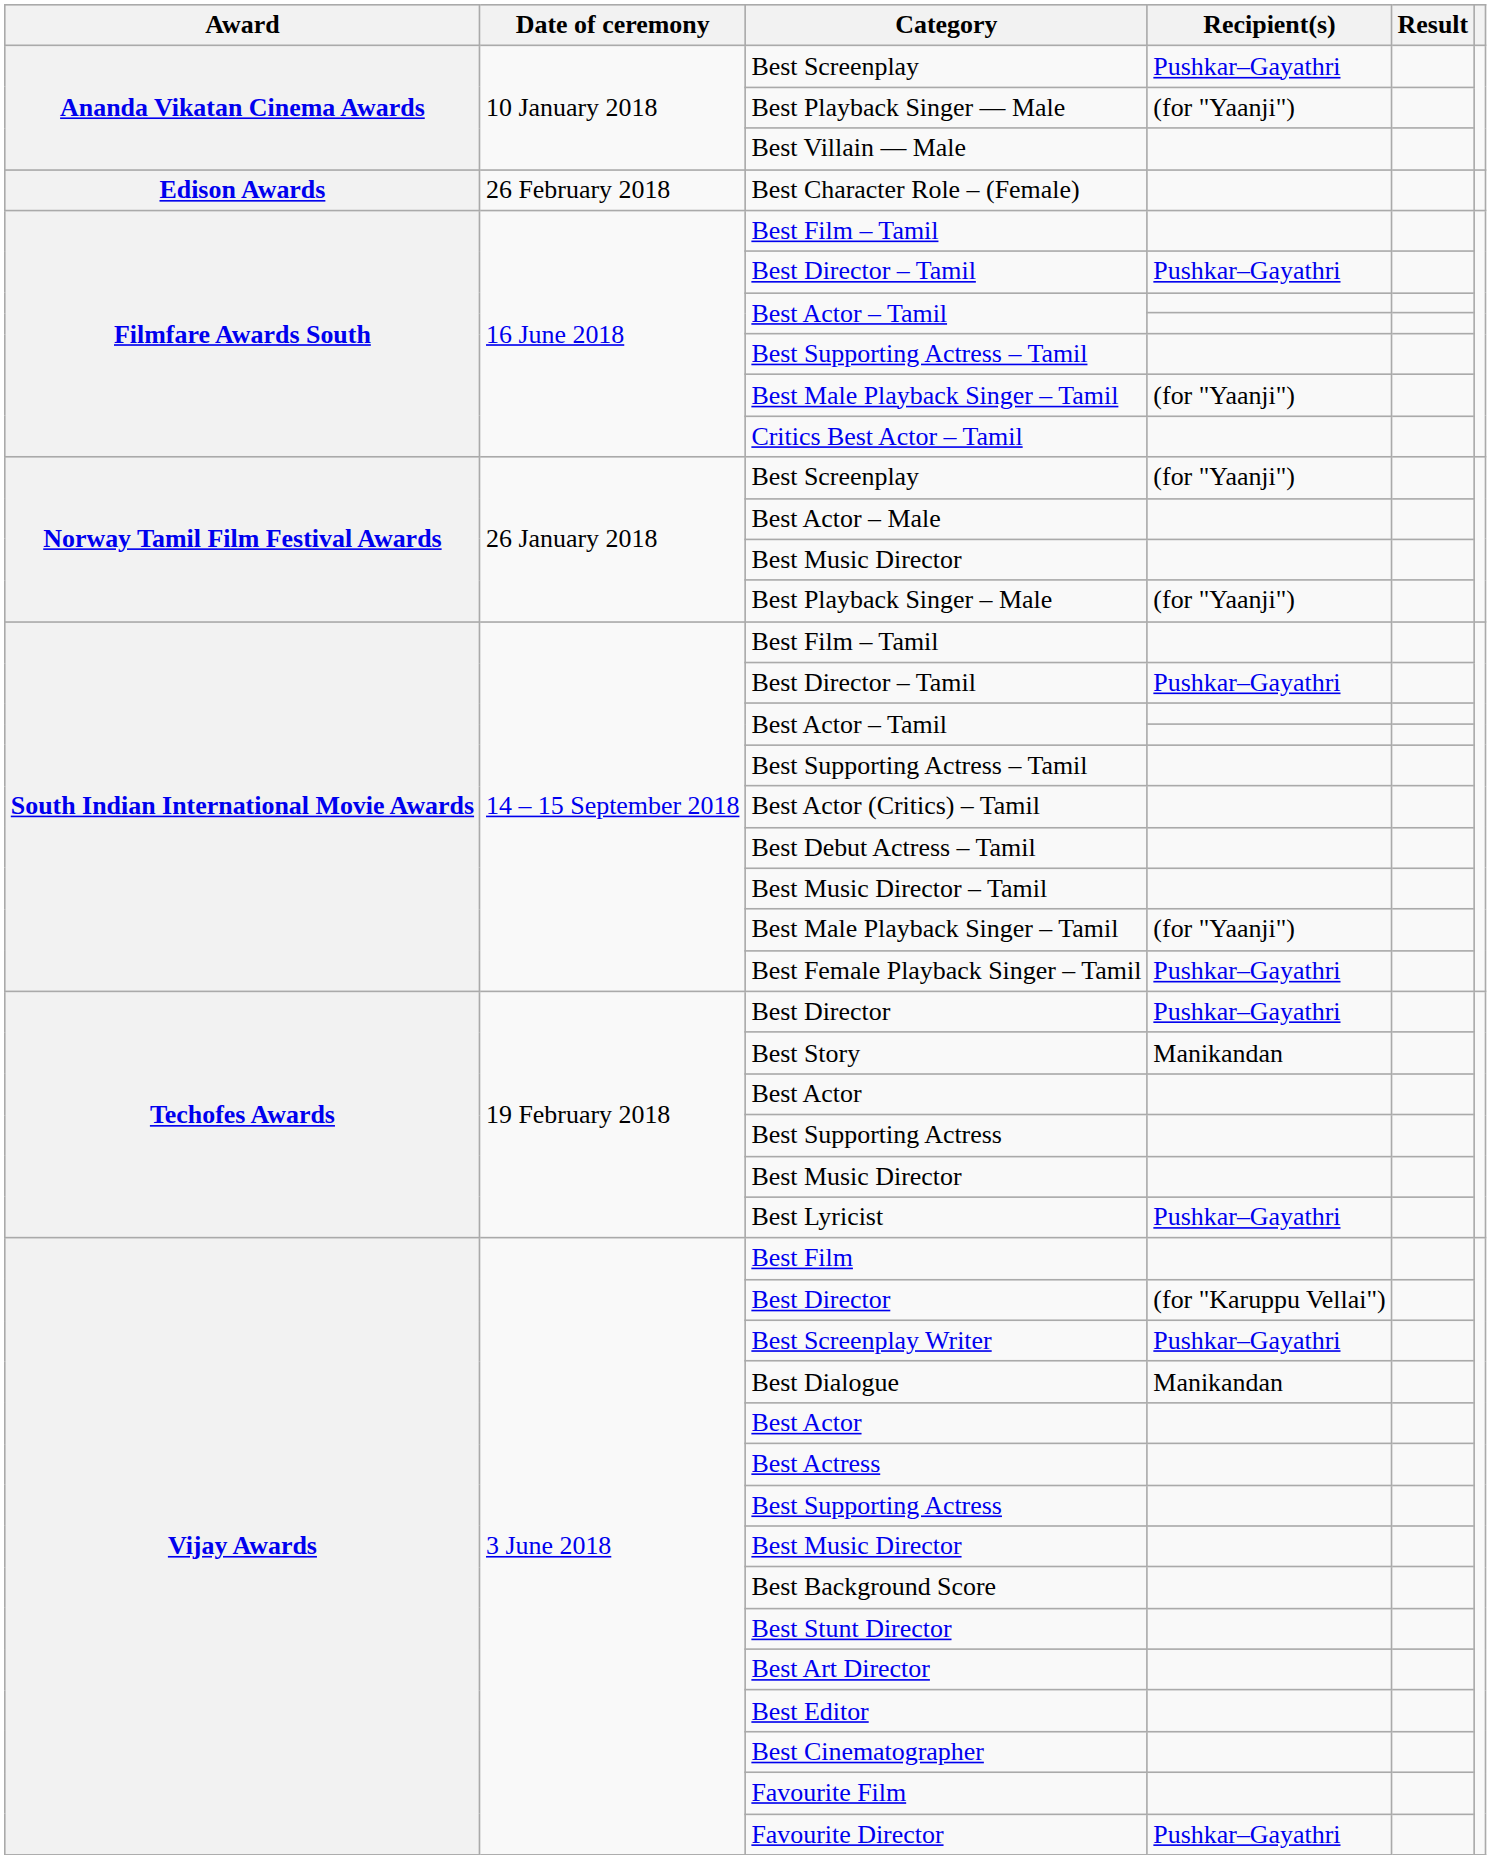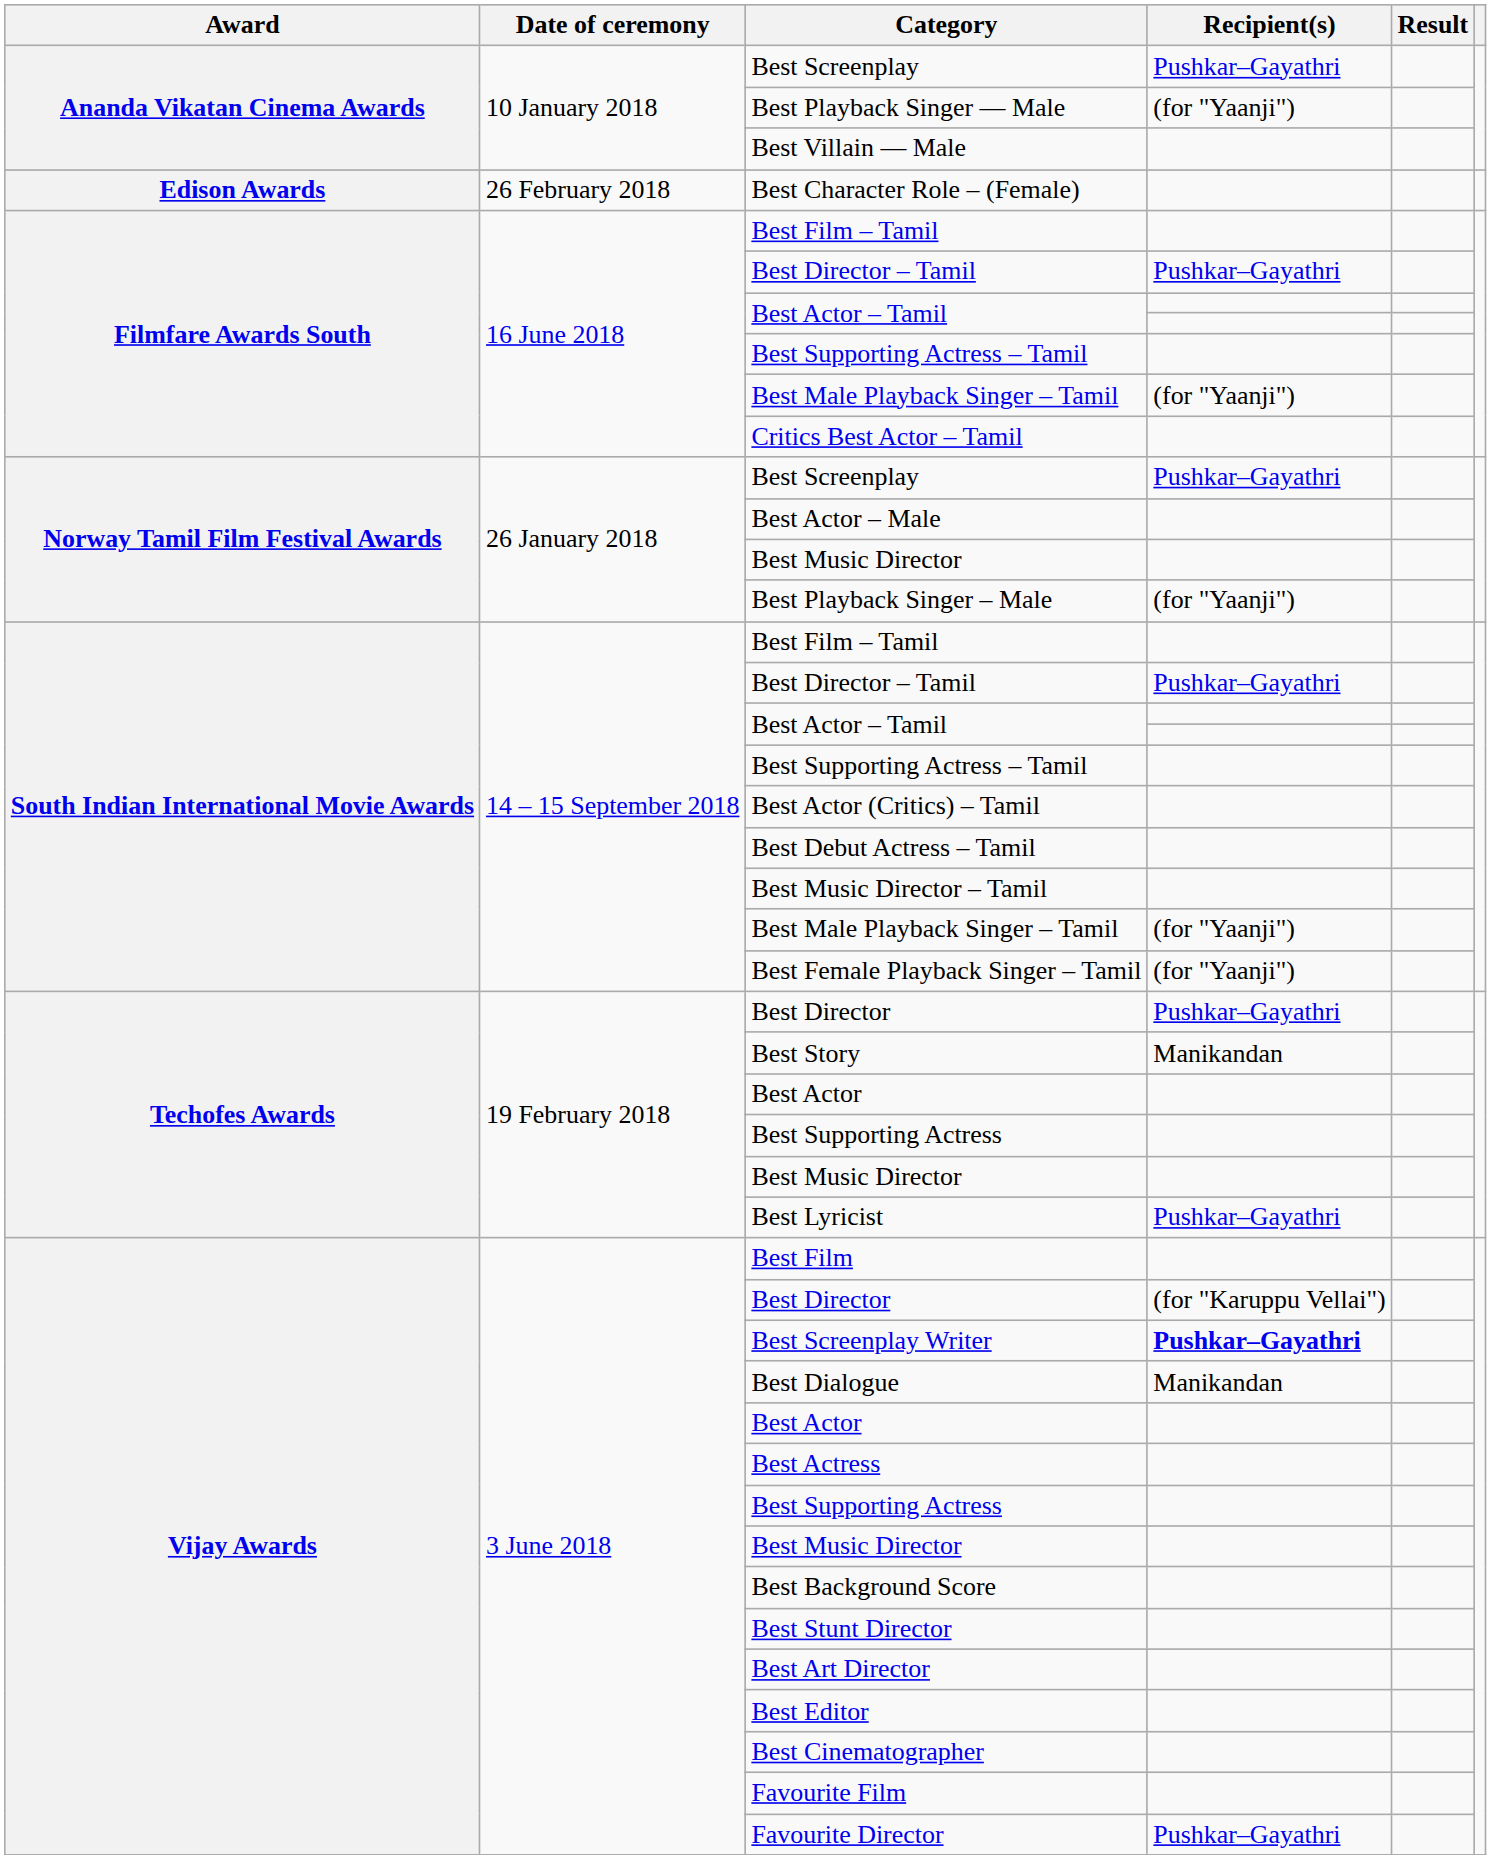(1224, 477) (for "Yaanji") -> (1247, 477) Pushkar–Gayathri
(1247, 970) Pushkar–Gayathri -> (1224, 970) (for "Yaanji")
(1247, 1340) normal -> (1257, 1340) bold
